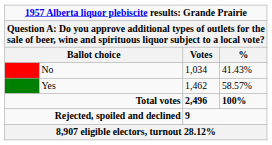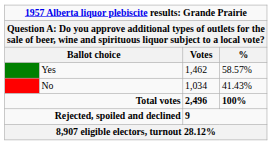rows swapped: (49, 85) <-> (47, 70)
